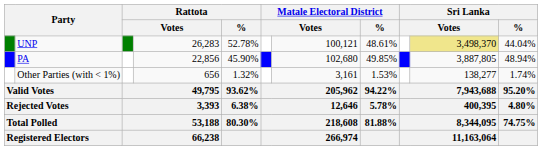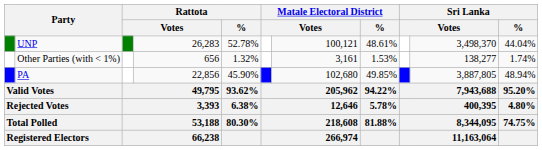(476, 43) khaki background -> (476, 43) no background
rows swapped: (23, 59) <-> (69, 75)
